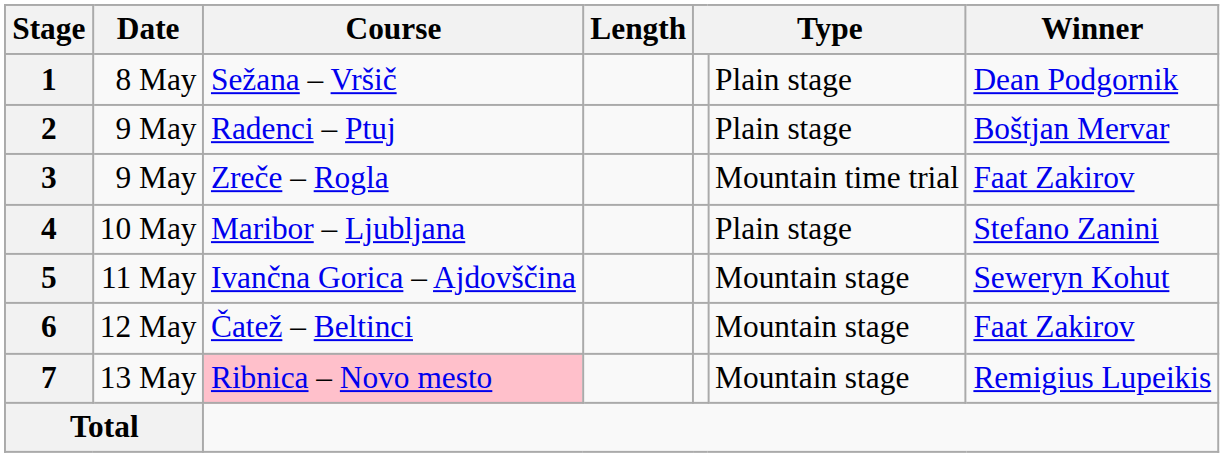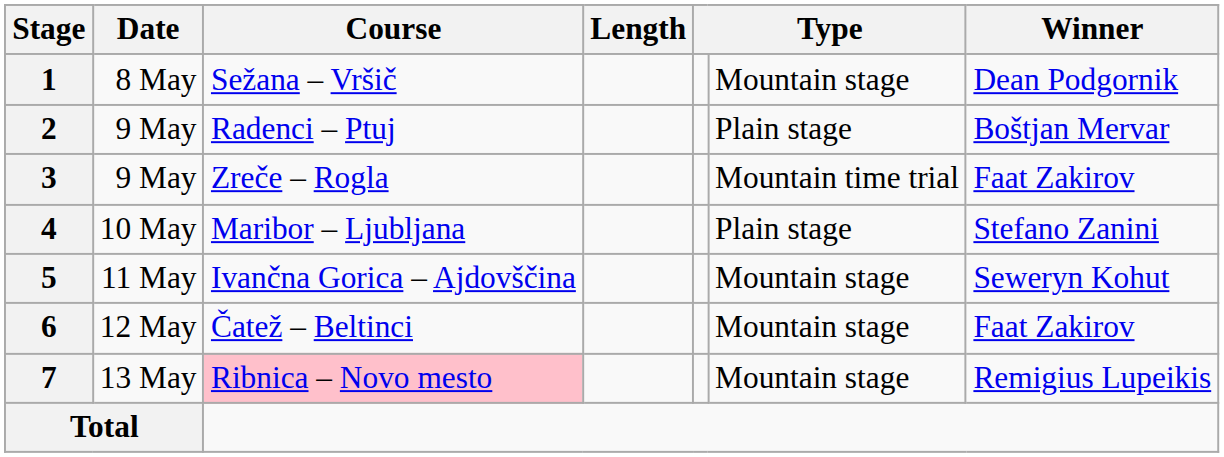(783, 79) Plain stage -> (812, 79) Mountain stage
